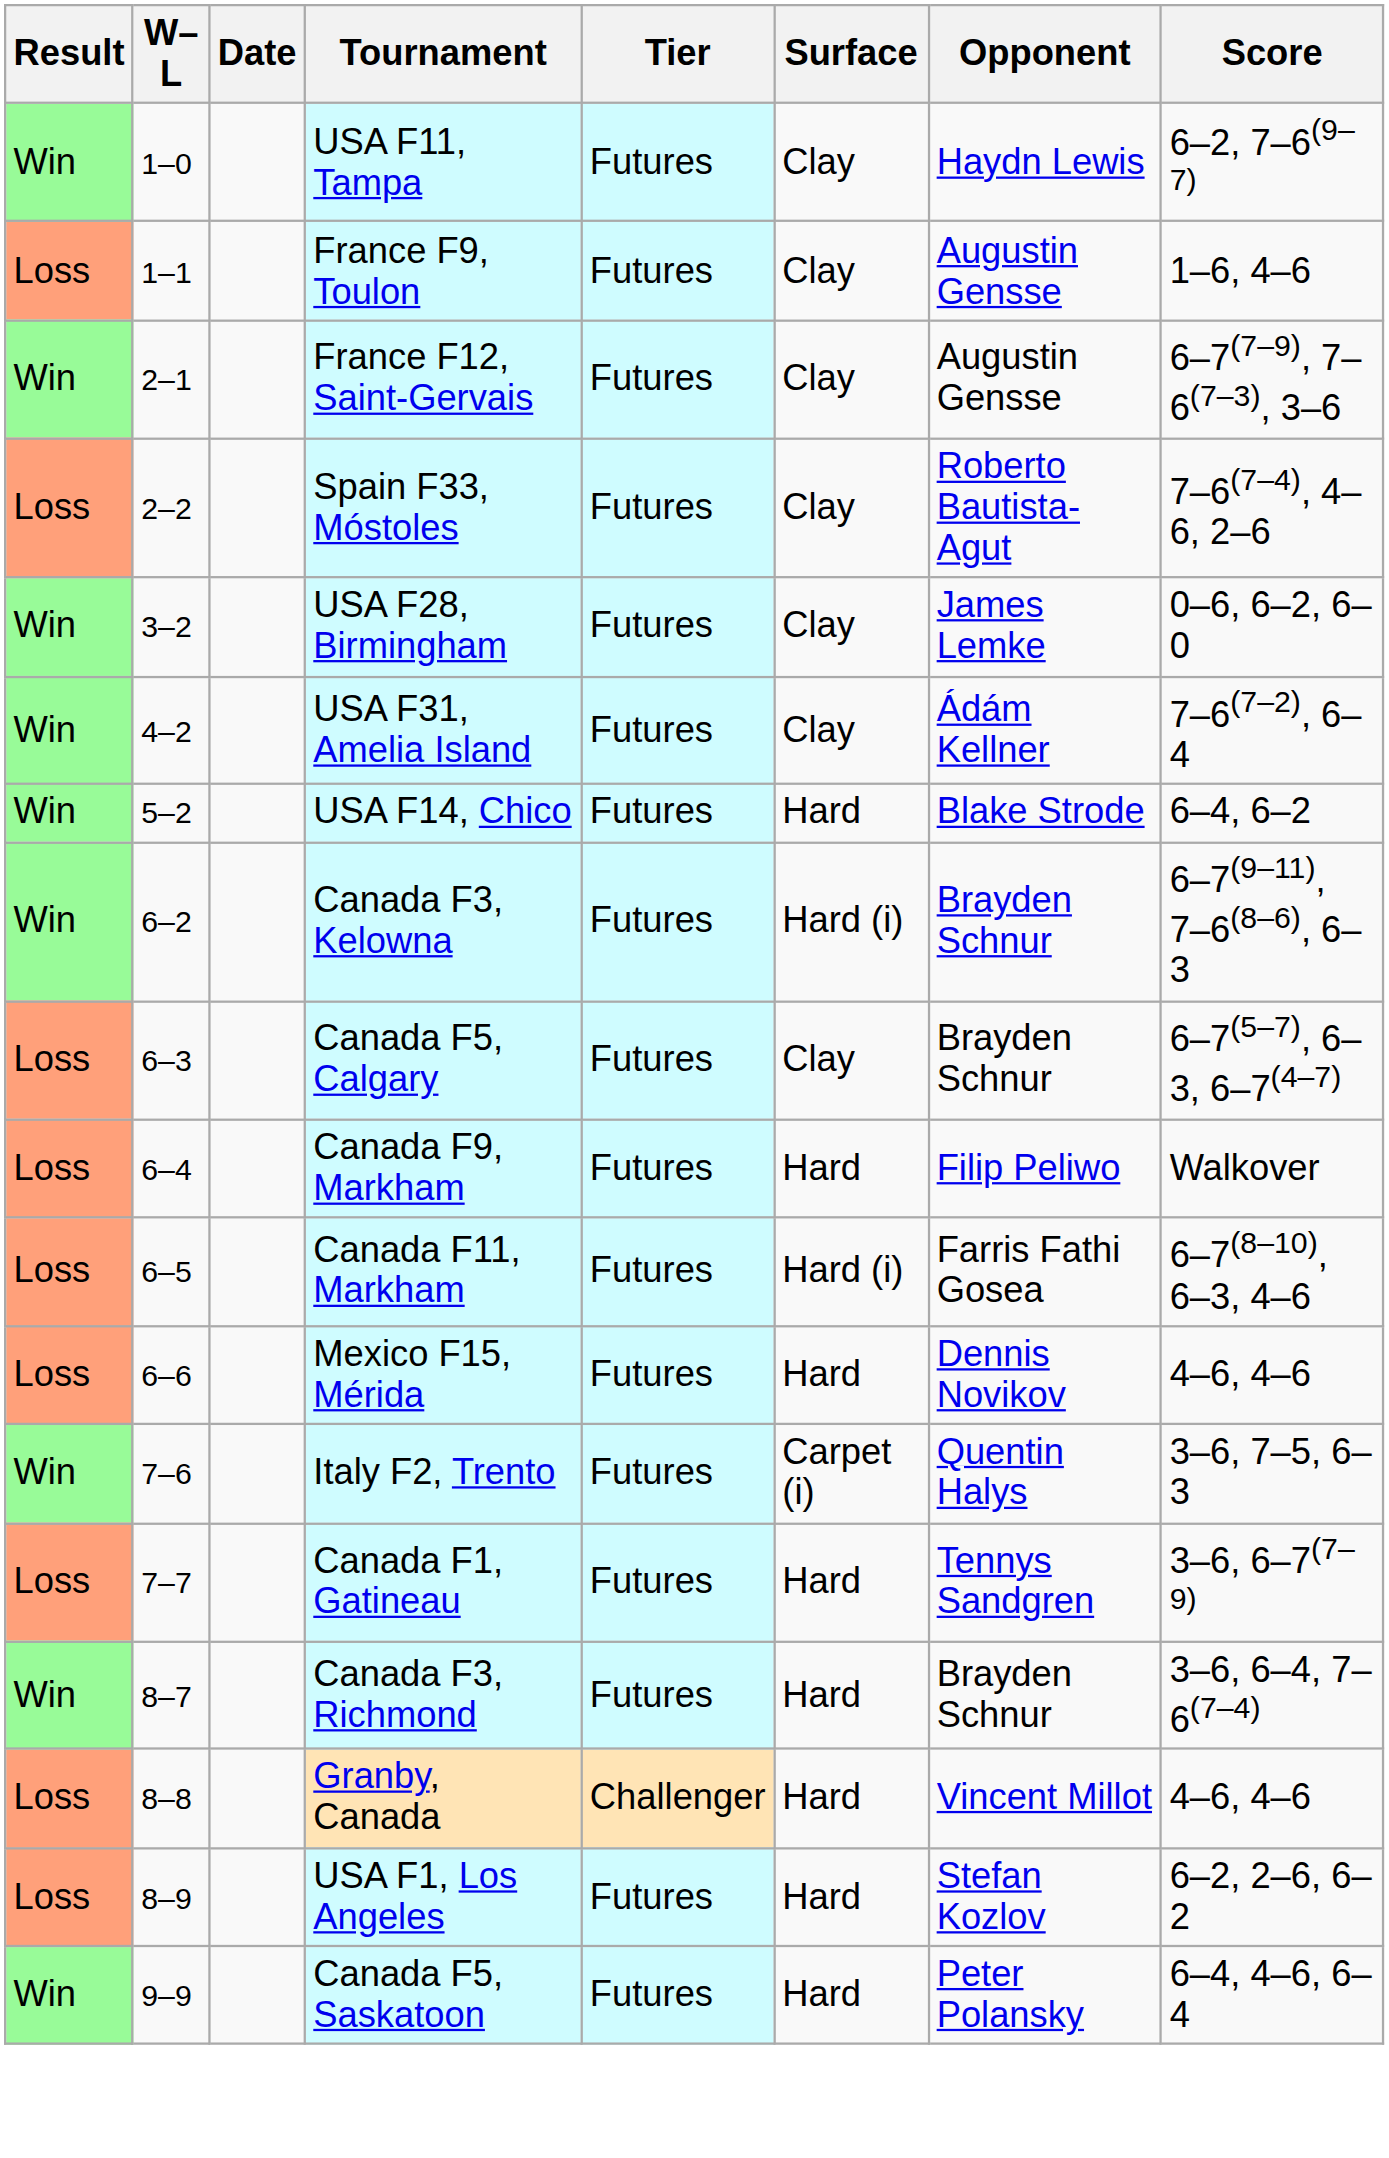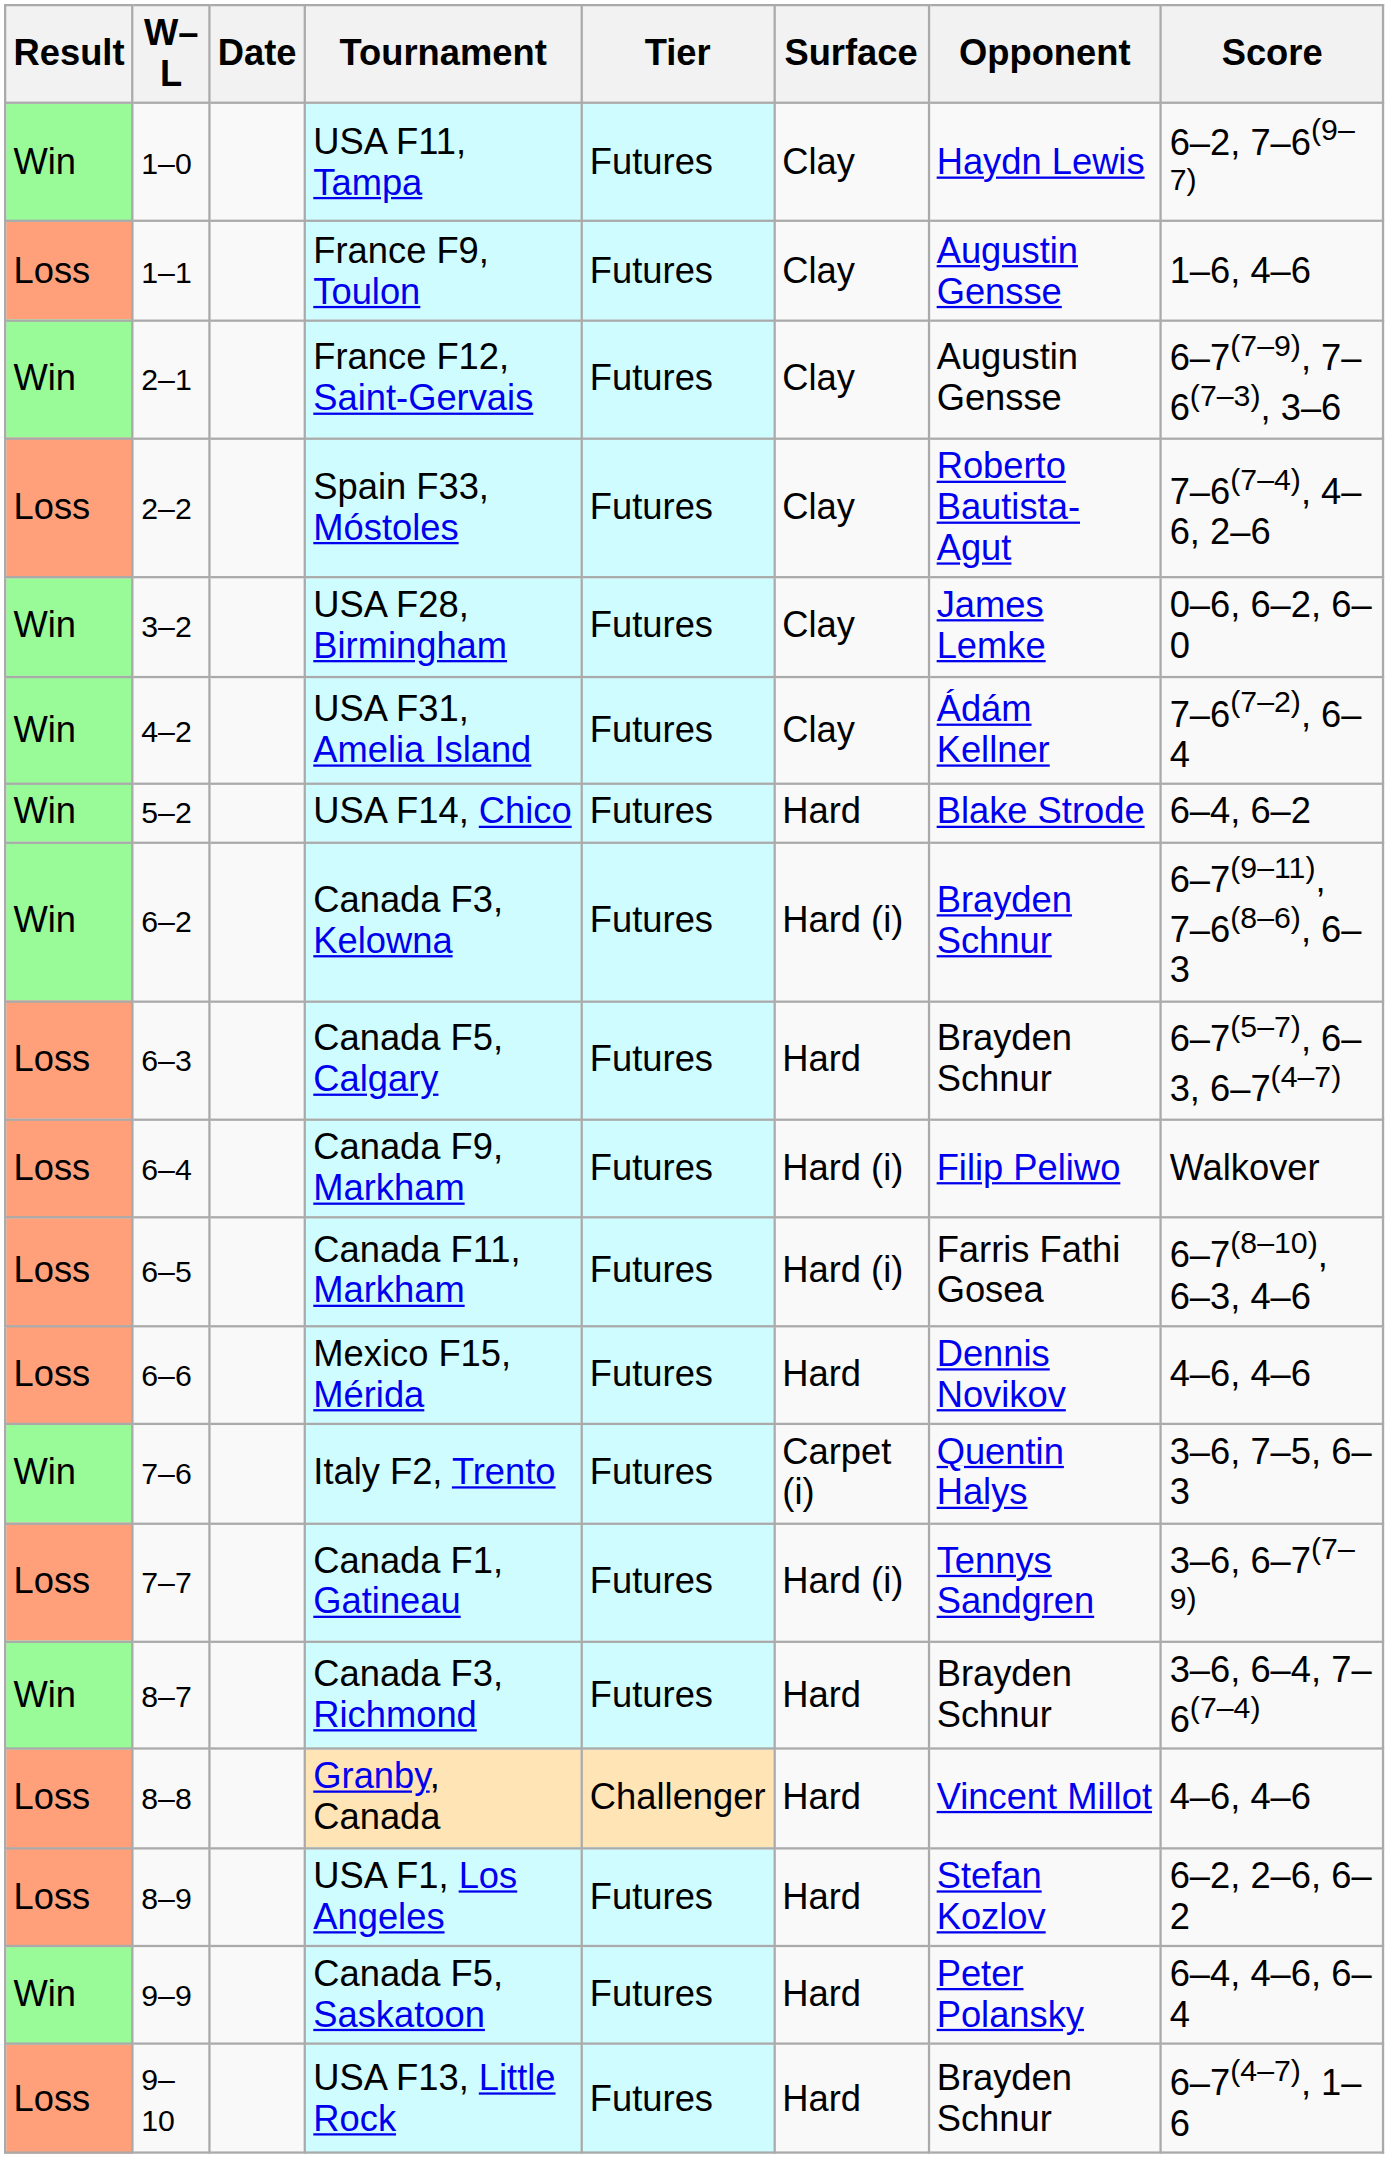(819, 1059) Clay -> (822, 1059) Hard
(822, 1167) Hard -> (843, 1167) Hard (i)
(822, 1581) Hard -> (843, 1581) Hard (i)
+ row: (434, 2097)
